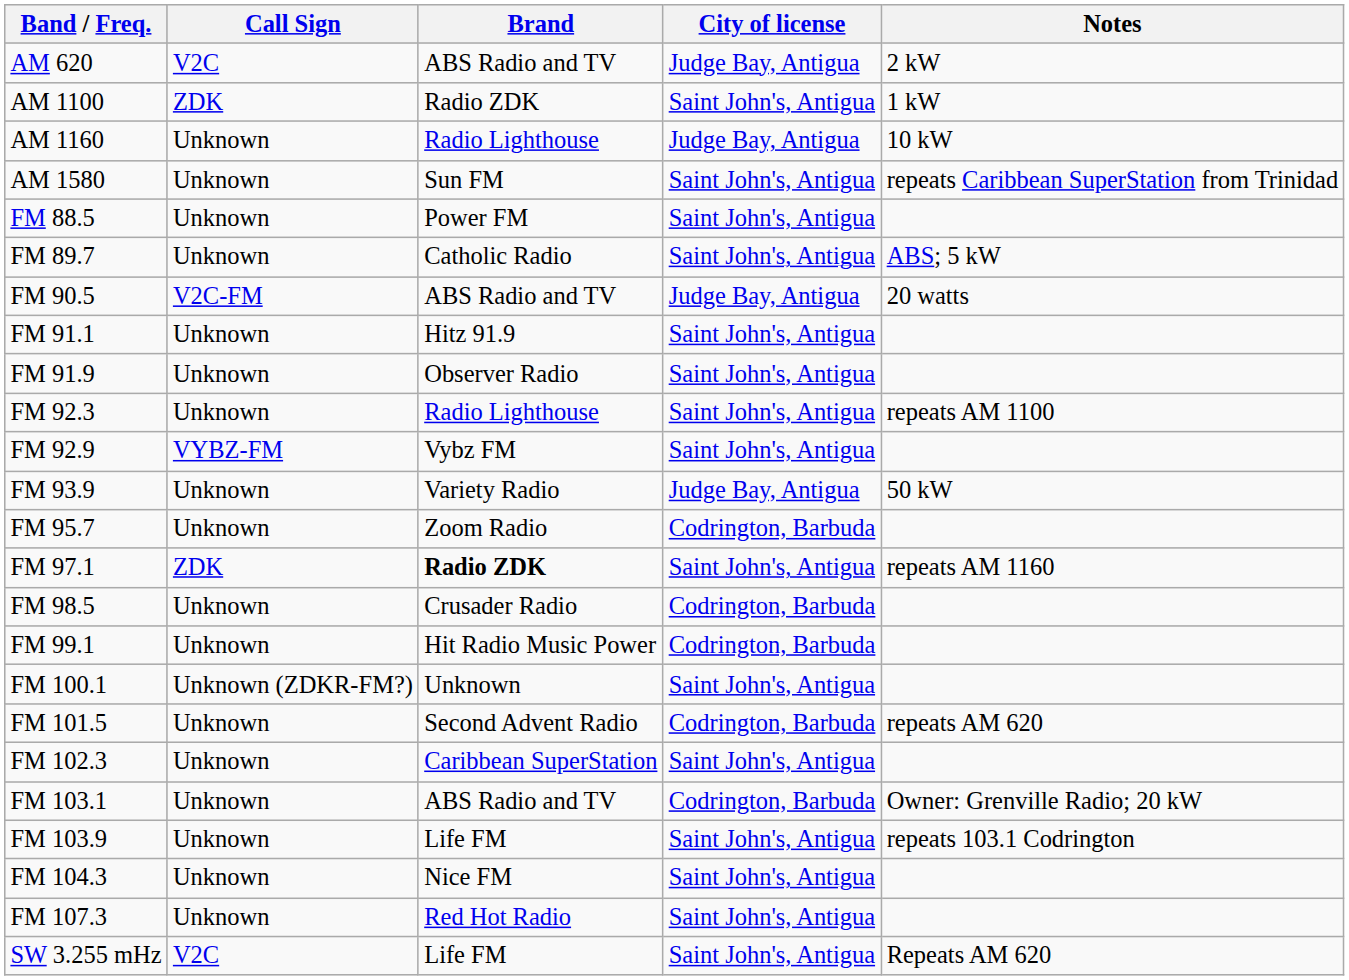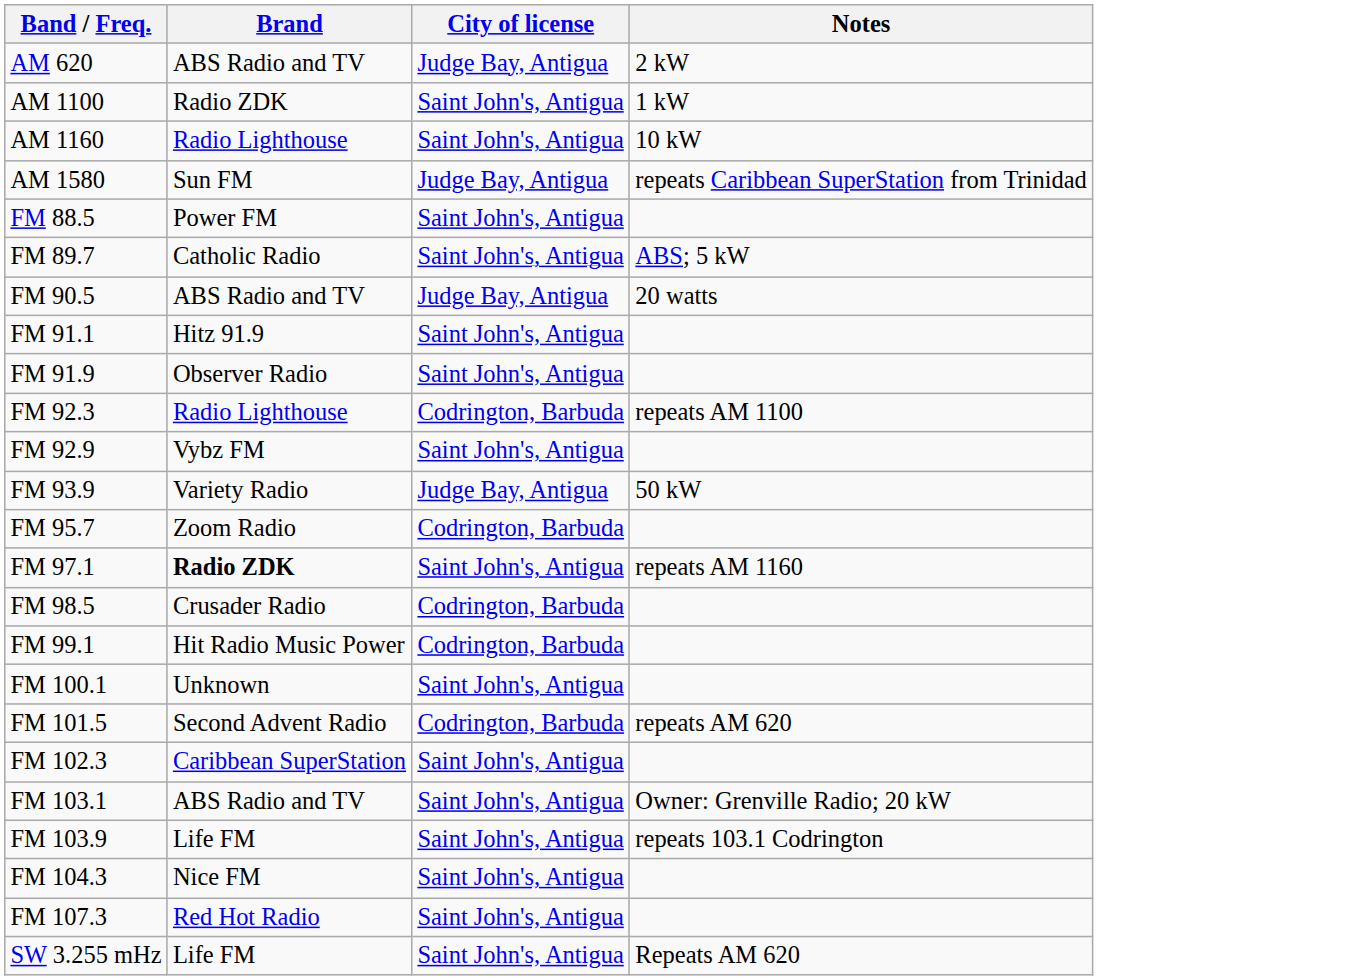- column: (293, 23)
(764, 140) Judge Bay, Antigua -> (521, 140) Saint John's, Antigua
(772, 179) Saint John's, Antigua -> (513, 179) Judge Bay, Antigua
(772, 412) Saint John's, Antigua -> (521, 412) Codrington, Barbuda
(772, 800) Codrington, Barbuda -> (521, 800) Saint John's, Antigua
